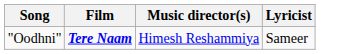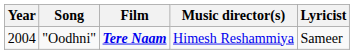+ column: (22, 15)
